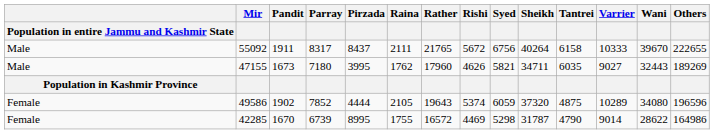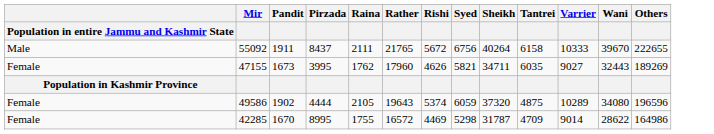- column: (326, 31)
(18, 66) Male -> (23, 66) Female
(570, 119) 4790 -> (532, 119) 4709
